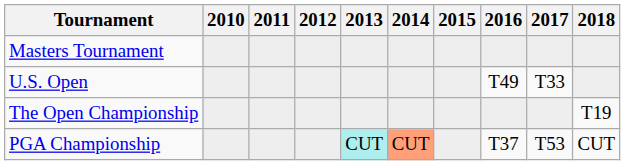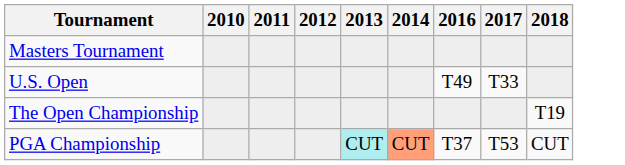- column: (457, 20)
